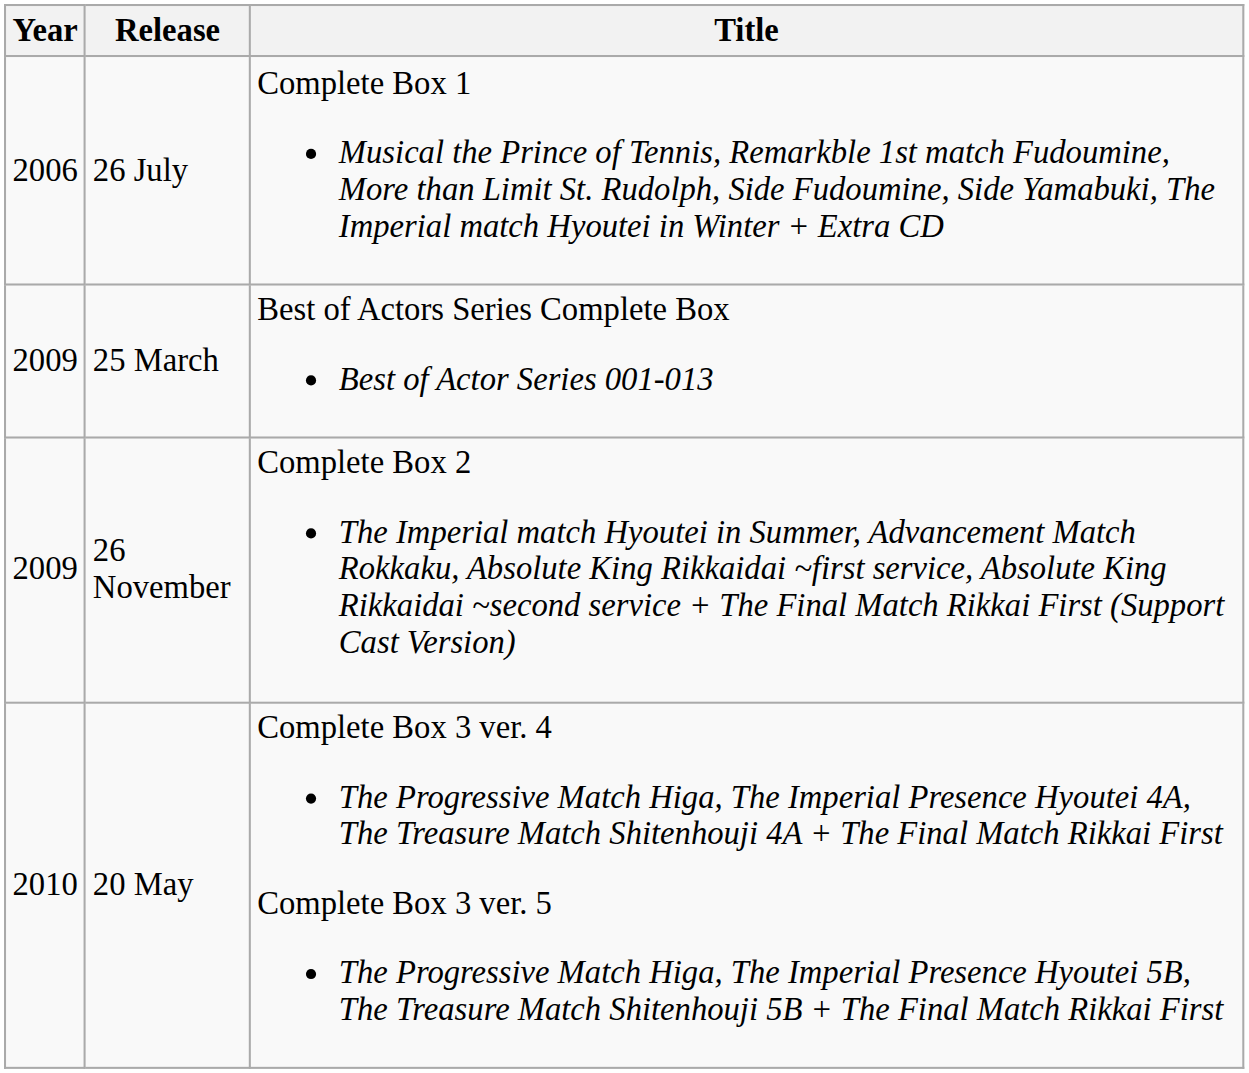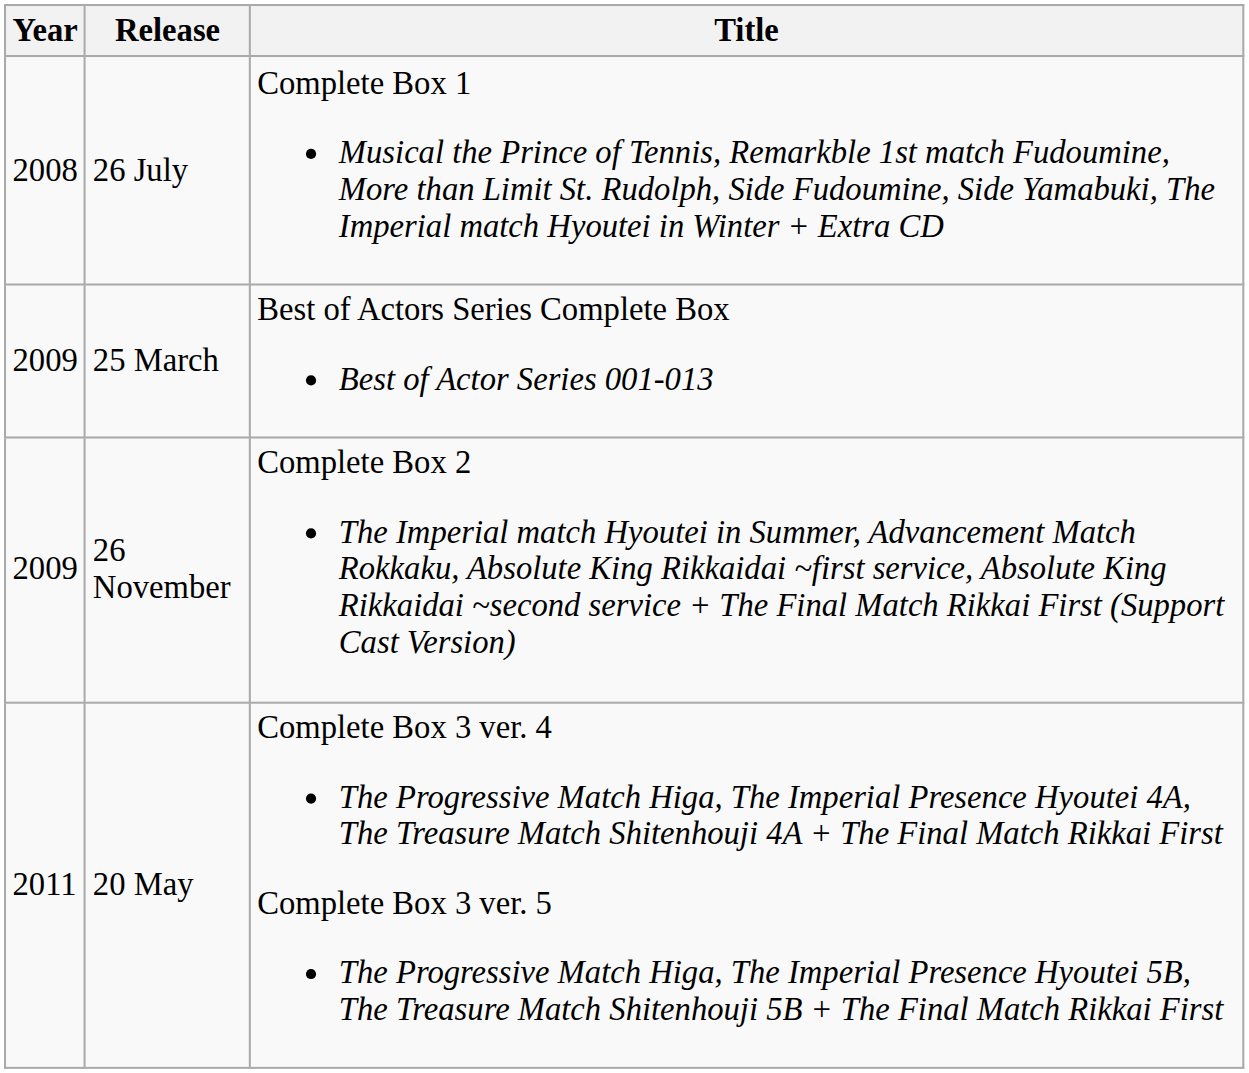(45, 169) 2006 -> (45, 169) 2008
(45, 884) 2010 -> (45, 884) 2011
